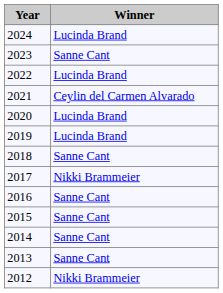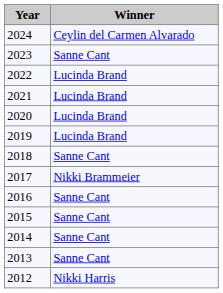(90, 34) Lucinda Brand -> (124, 34) Ceylin del Carmen Alvarado
(124, 95) Ceylin del Carmen Alvarado -> (90, 95) Lucinda Brand
(97, 277) Nikki Brammeier -> (84, 277) Nikki Harris
